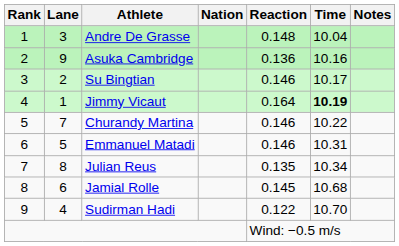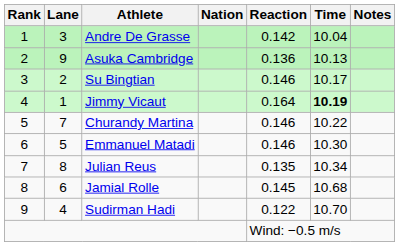(278, 36) 0.148 -> (278, 36) 0.142
(330, 58) 10.16 -> (330, 58) 10.13
(330, 144) 10.31 -> (330, 144) 10.30
